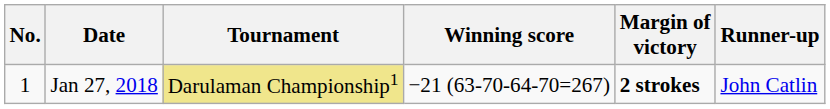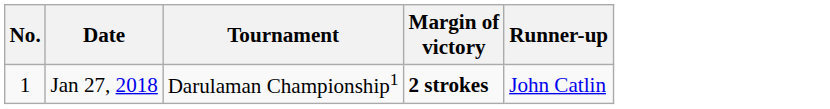- column: (509, 34)
(283, 84) khaki background -> (283, 84) no background
